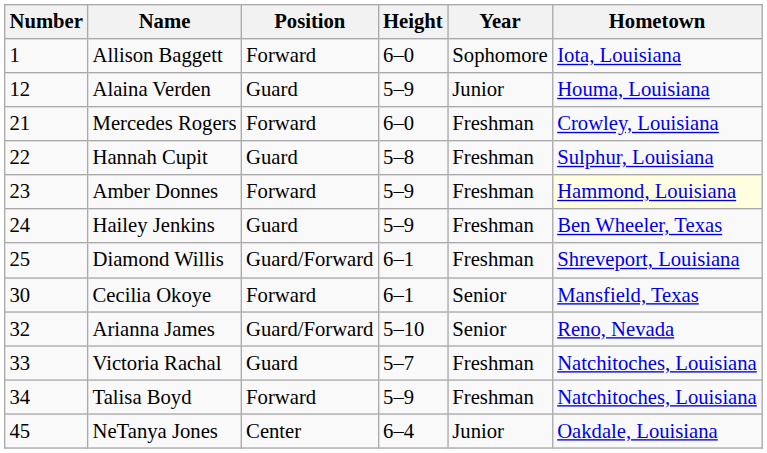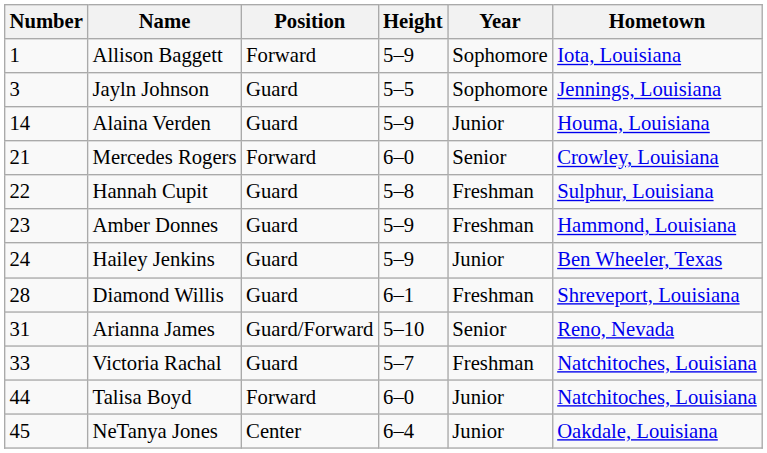(399, 55) 6–0 -> (399, 55) 5–9
+ row: (151, 89)
(20, 89) 12 -> (20, 123) 14
(493, 123) Freshman -> (479, 158) Senior
(281, 192) Forward -> (272, 226) Guard
(647, 192) lightyellow background -> (647, 226) no background
(493, 226) Freshman -> (478, 260) Junior
(20, 260) 25 -> (20, 294) 28
(310, 260) Guard/Forward -> (272, 294) Guard
- row: (152, 294)
(20, 328) 32 -> (20, 328) 31
(20, 396) 34 -> (20, 396) 44
(399, 396) 5–9 -> (399, 396) 6–0
(493, 396) Freshman -> (478, 396) Junior
